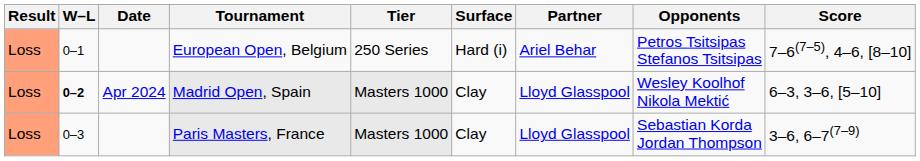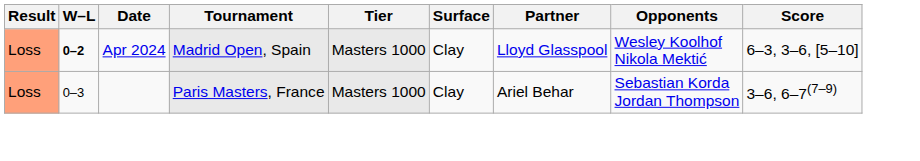- row: (260, 50)
(575, 134) Lloyd Glasspool -> (535, 92) Ariel Behar
